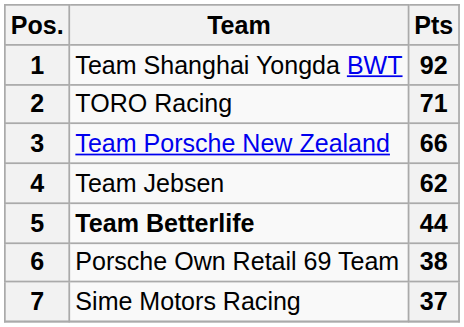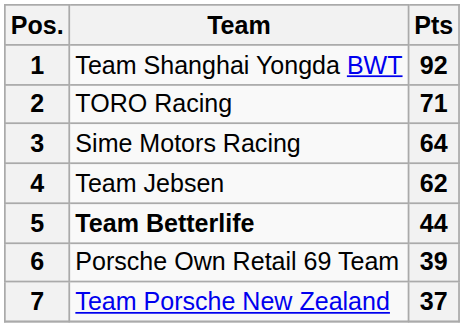(233, 144) Team Porsche New Zealand -> (188, 144) Sime Motors Racing
(434, 144) 66 -> (434, 144) 64
(434, 263) 38 -> (434, 263) 39
(188, 302) Sime Motors Racing -> (233, 302) Team Porsche New Zealand
